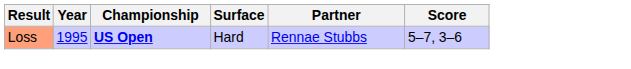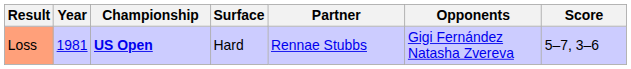+ column: (473, 15)
(72, 37) 1995 -> (72, 45) 1981
